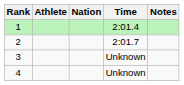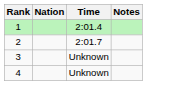- column: (51, 12)
